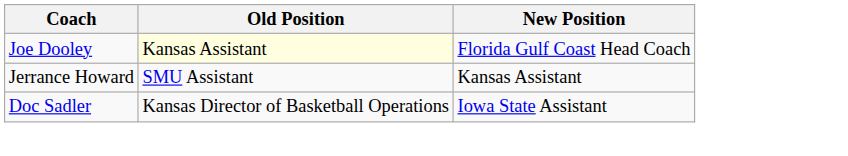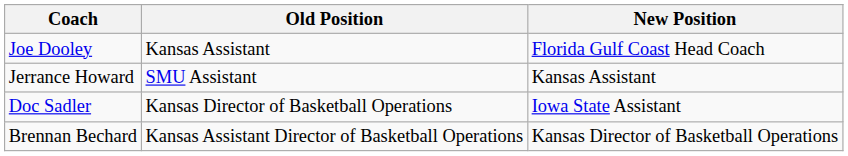(205, 48) lightyellow background -> (208, 48) no background
+ row: (73, 135)
